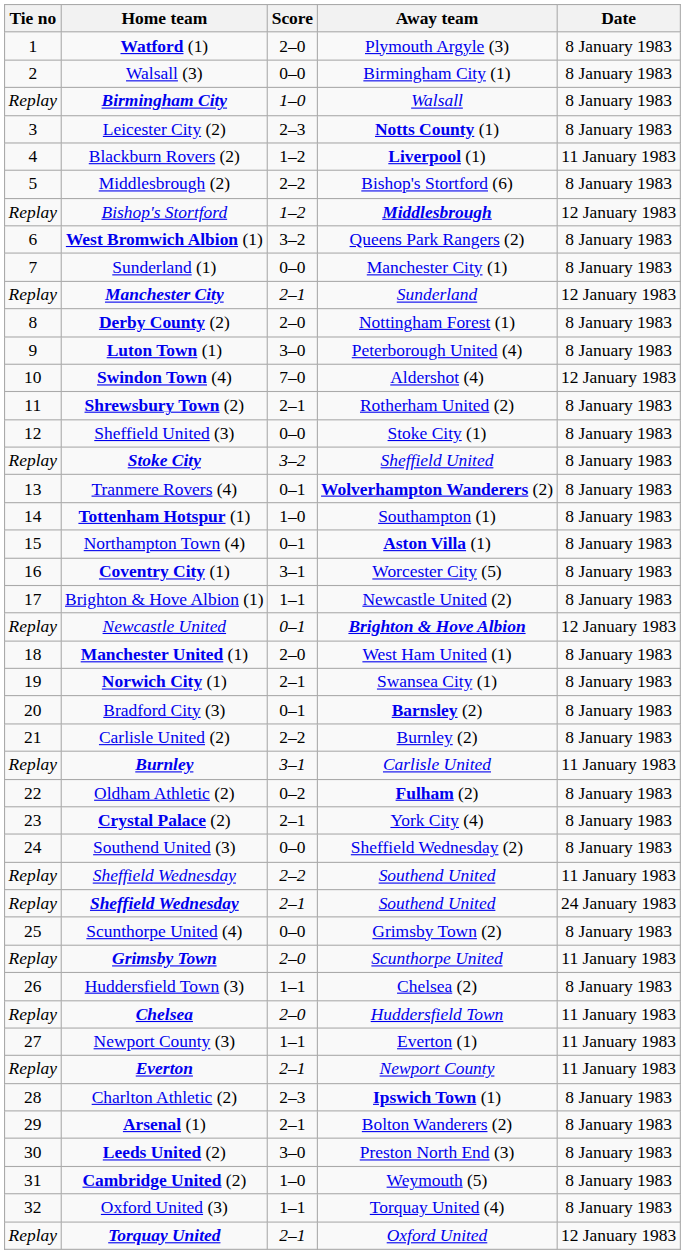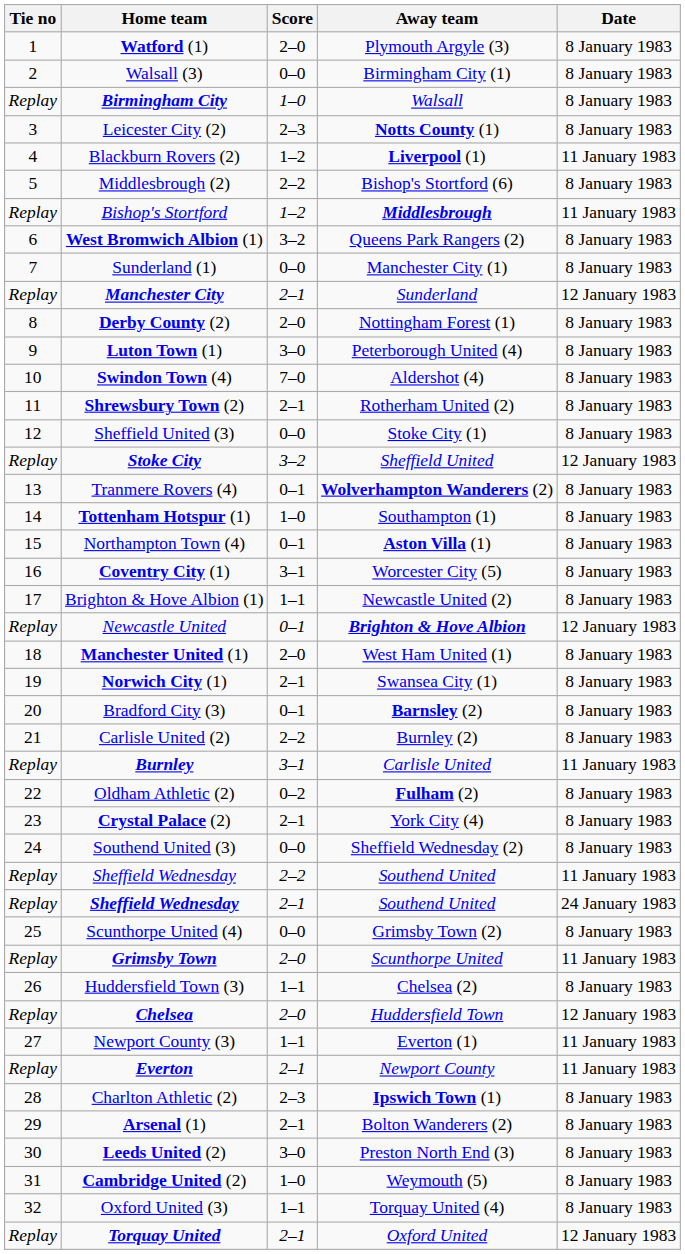(619, 211) 12 January 1983 -> (619, 211) 11 January 1983
(619, 377) 12 January 1983 -> (619, 377) 8 January 1983
(619, 460) 8 January 1983 -> (619, 460) 12 January 1983
(619, 1014) 11 January 1983 -> (619, 1014) 12 January 1983
